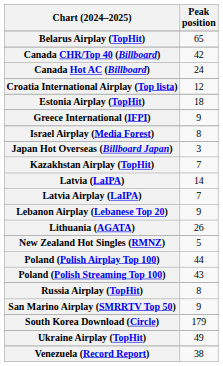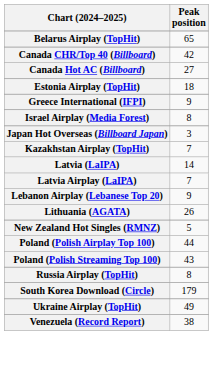(199, 70) 24 -> (189, 70) 27
- row: (92, 86)
- row: (92, 306)
